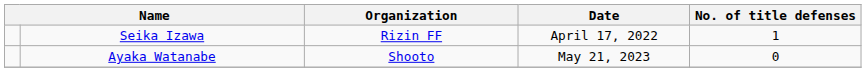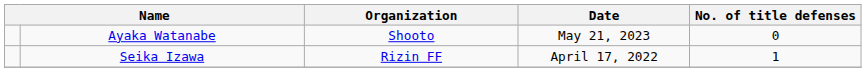rows swapped: (162, 36) <-> (162, 56)
